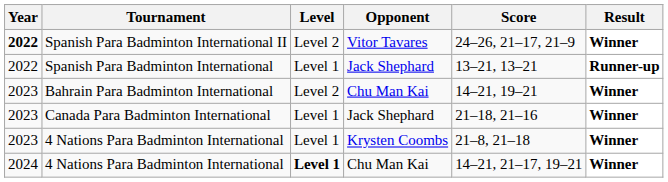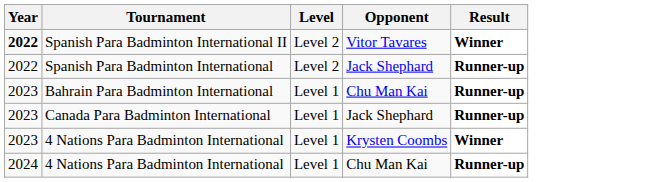- column: (519, 17)
(317, 66) Level 1 -> (317, 66) Level 2
(317, 91) Level 2 -> (317, 91) Level 1
(614, 91) Winner -> (489, 91) Runner-up
(614, 116) Winner -> (489, 116) Runner-up
(317, 165) bold -> (317, 165) normal
(614, 165) Winner -> (489, 165) Runner-up
